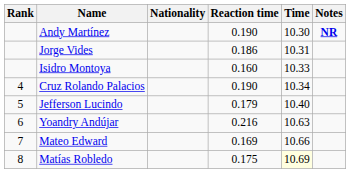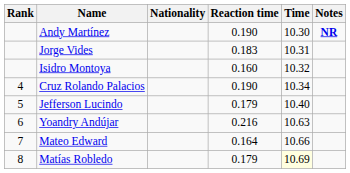(245, 50) 0.186 -> (245, 50) 0.183
(297, 68) 10.33 -> (297, 68) 10.32
(245, 141) 0.169 -> (245, 141) 0.164
(245, 159) 0.175 -> (245, 159) 0.179
